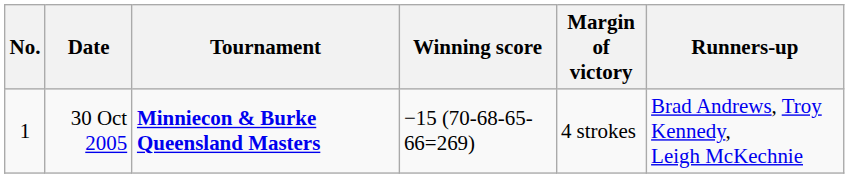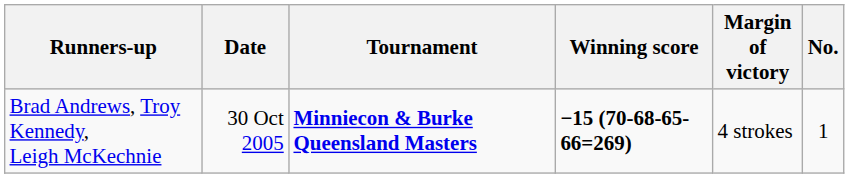columns swapped: (25, 46) <-> (745, 46)
(468, 131) normal -> (625, 131) bold
